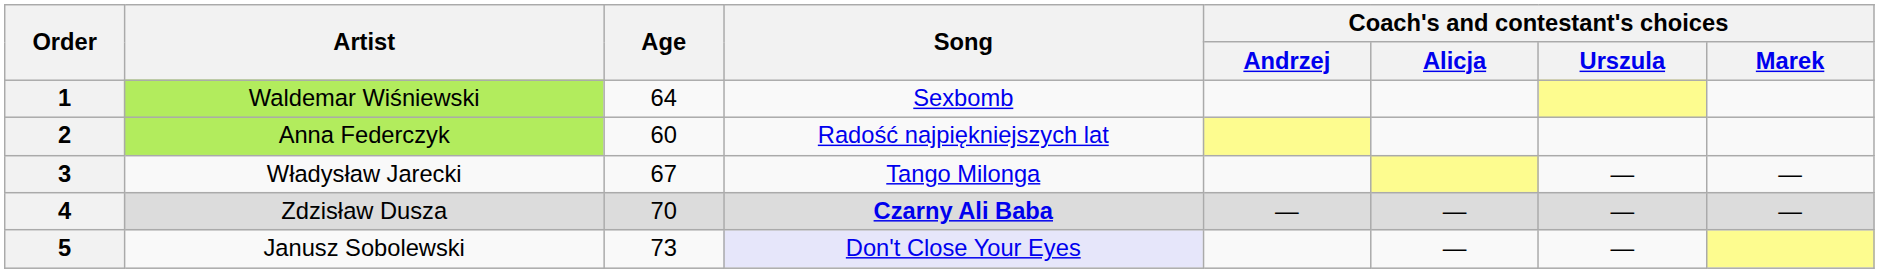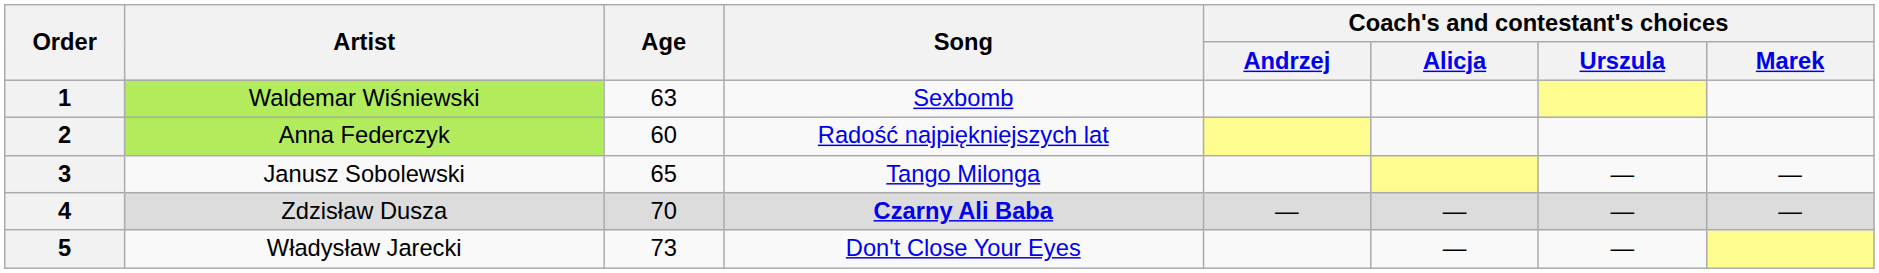(664, 98) 64 -> (664, 98) 63
(364, 173) Władysław Jarecki -> (364, 173) Janusz Sobolewski
(664, 173) 67 -> (664, 173) 65
(364, 248) Janusz Sobolewski -> (364, 248) Władysław Jarecki
(963, 248) lavender background -> (963, 248) no background
